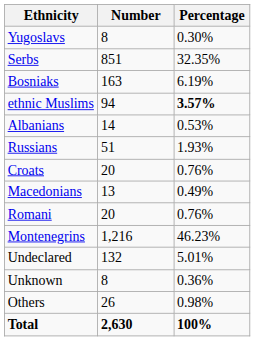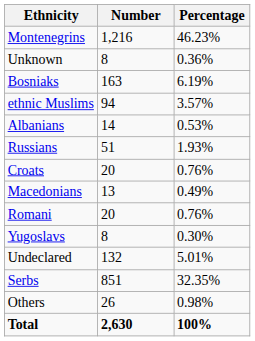rows swapped: (46, 236) <-> (36, 37)
rows swapped: (23, 59) <-> (35, 280)
(196, 103) bold -> (195, 103) normal
